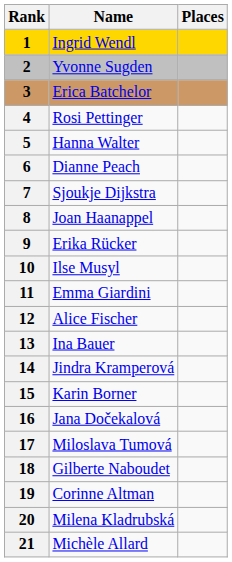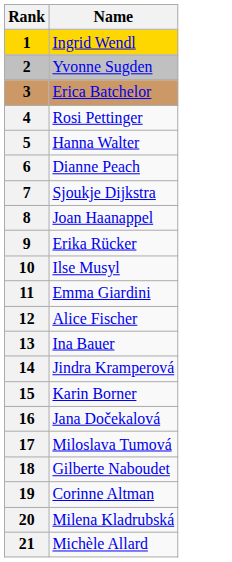- column: (203, 17)
